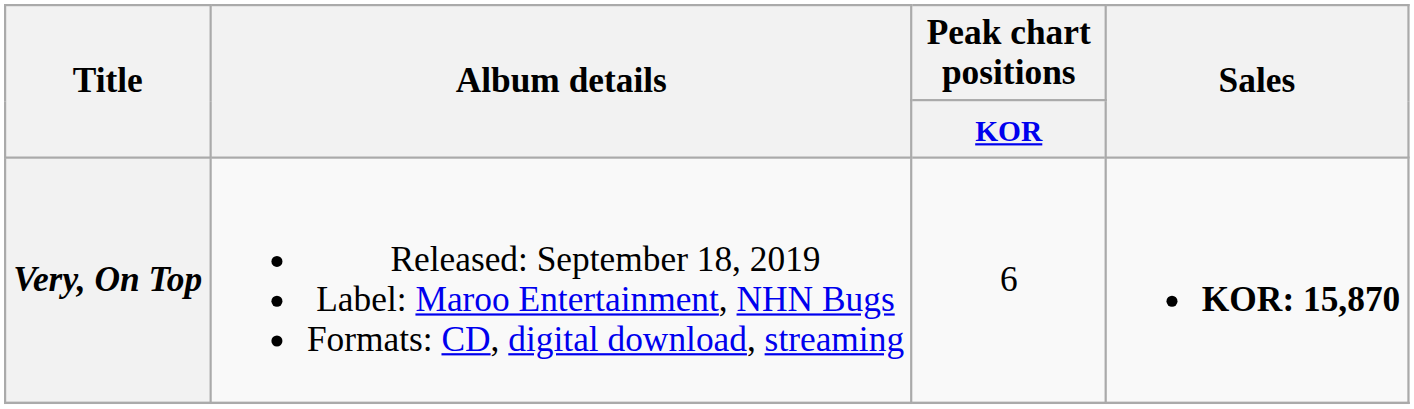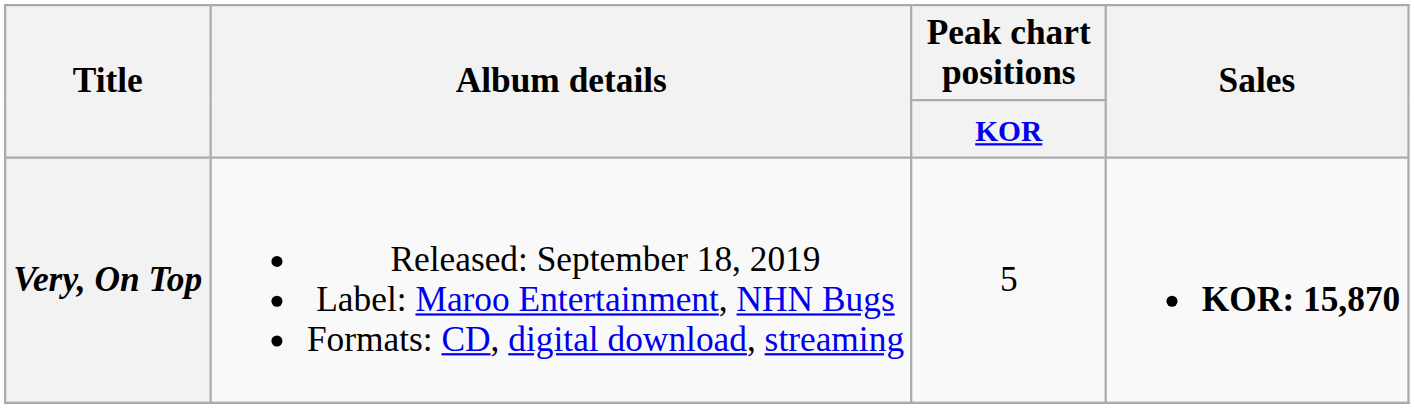(1009, 279) 6 -> (1009, 279) 5
